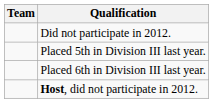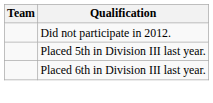- row: (119, 88)
